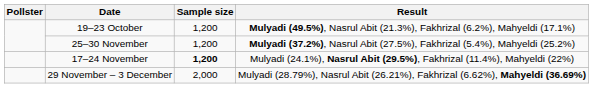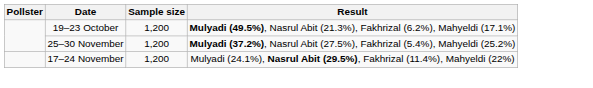(205, 59) bold -> (157, 59) normal
- row: (110, 75)
